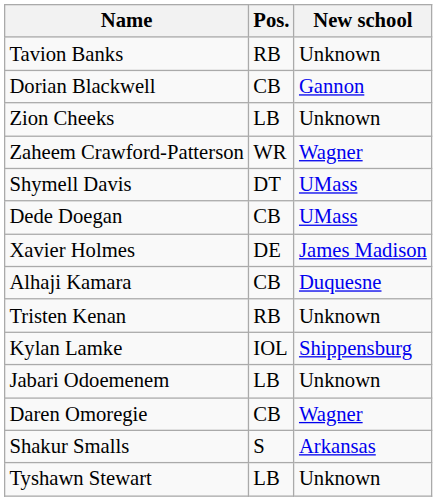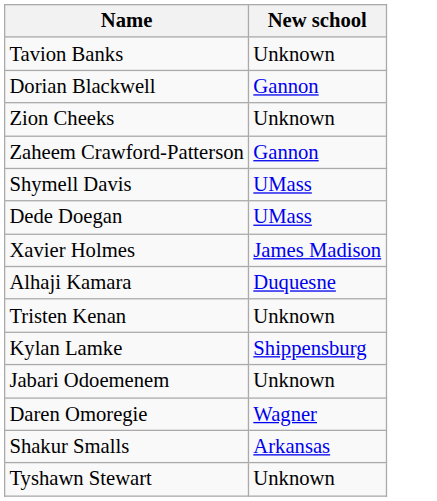- column: (271, 20)
(331, 151) Wagner -> (286, 151) Gannon
